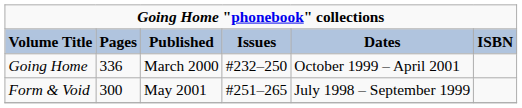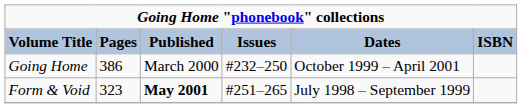(111, 65) 336 -> (111, 65) 386
(111, 90) 300 -> (111, 90) 323
(175, 90) normal -> (176, 90) bold
